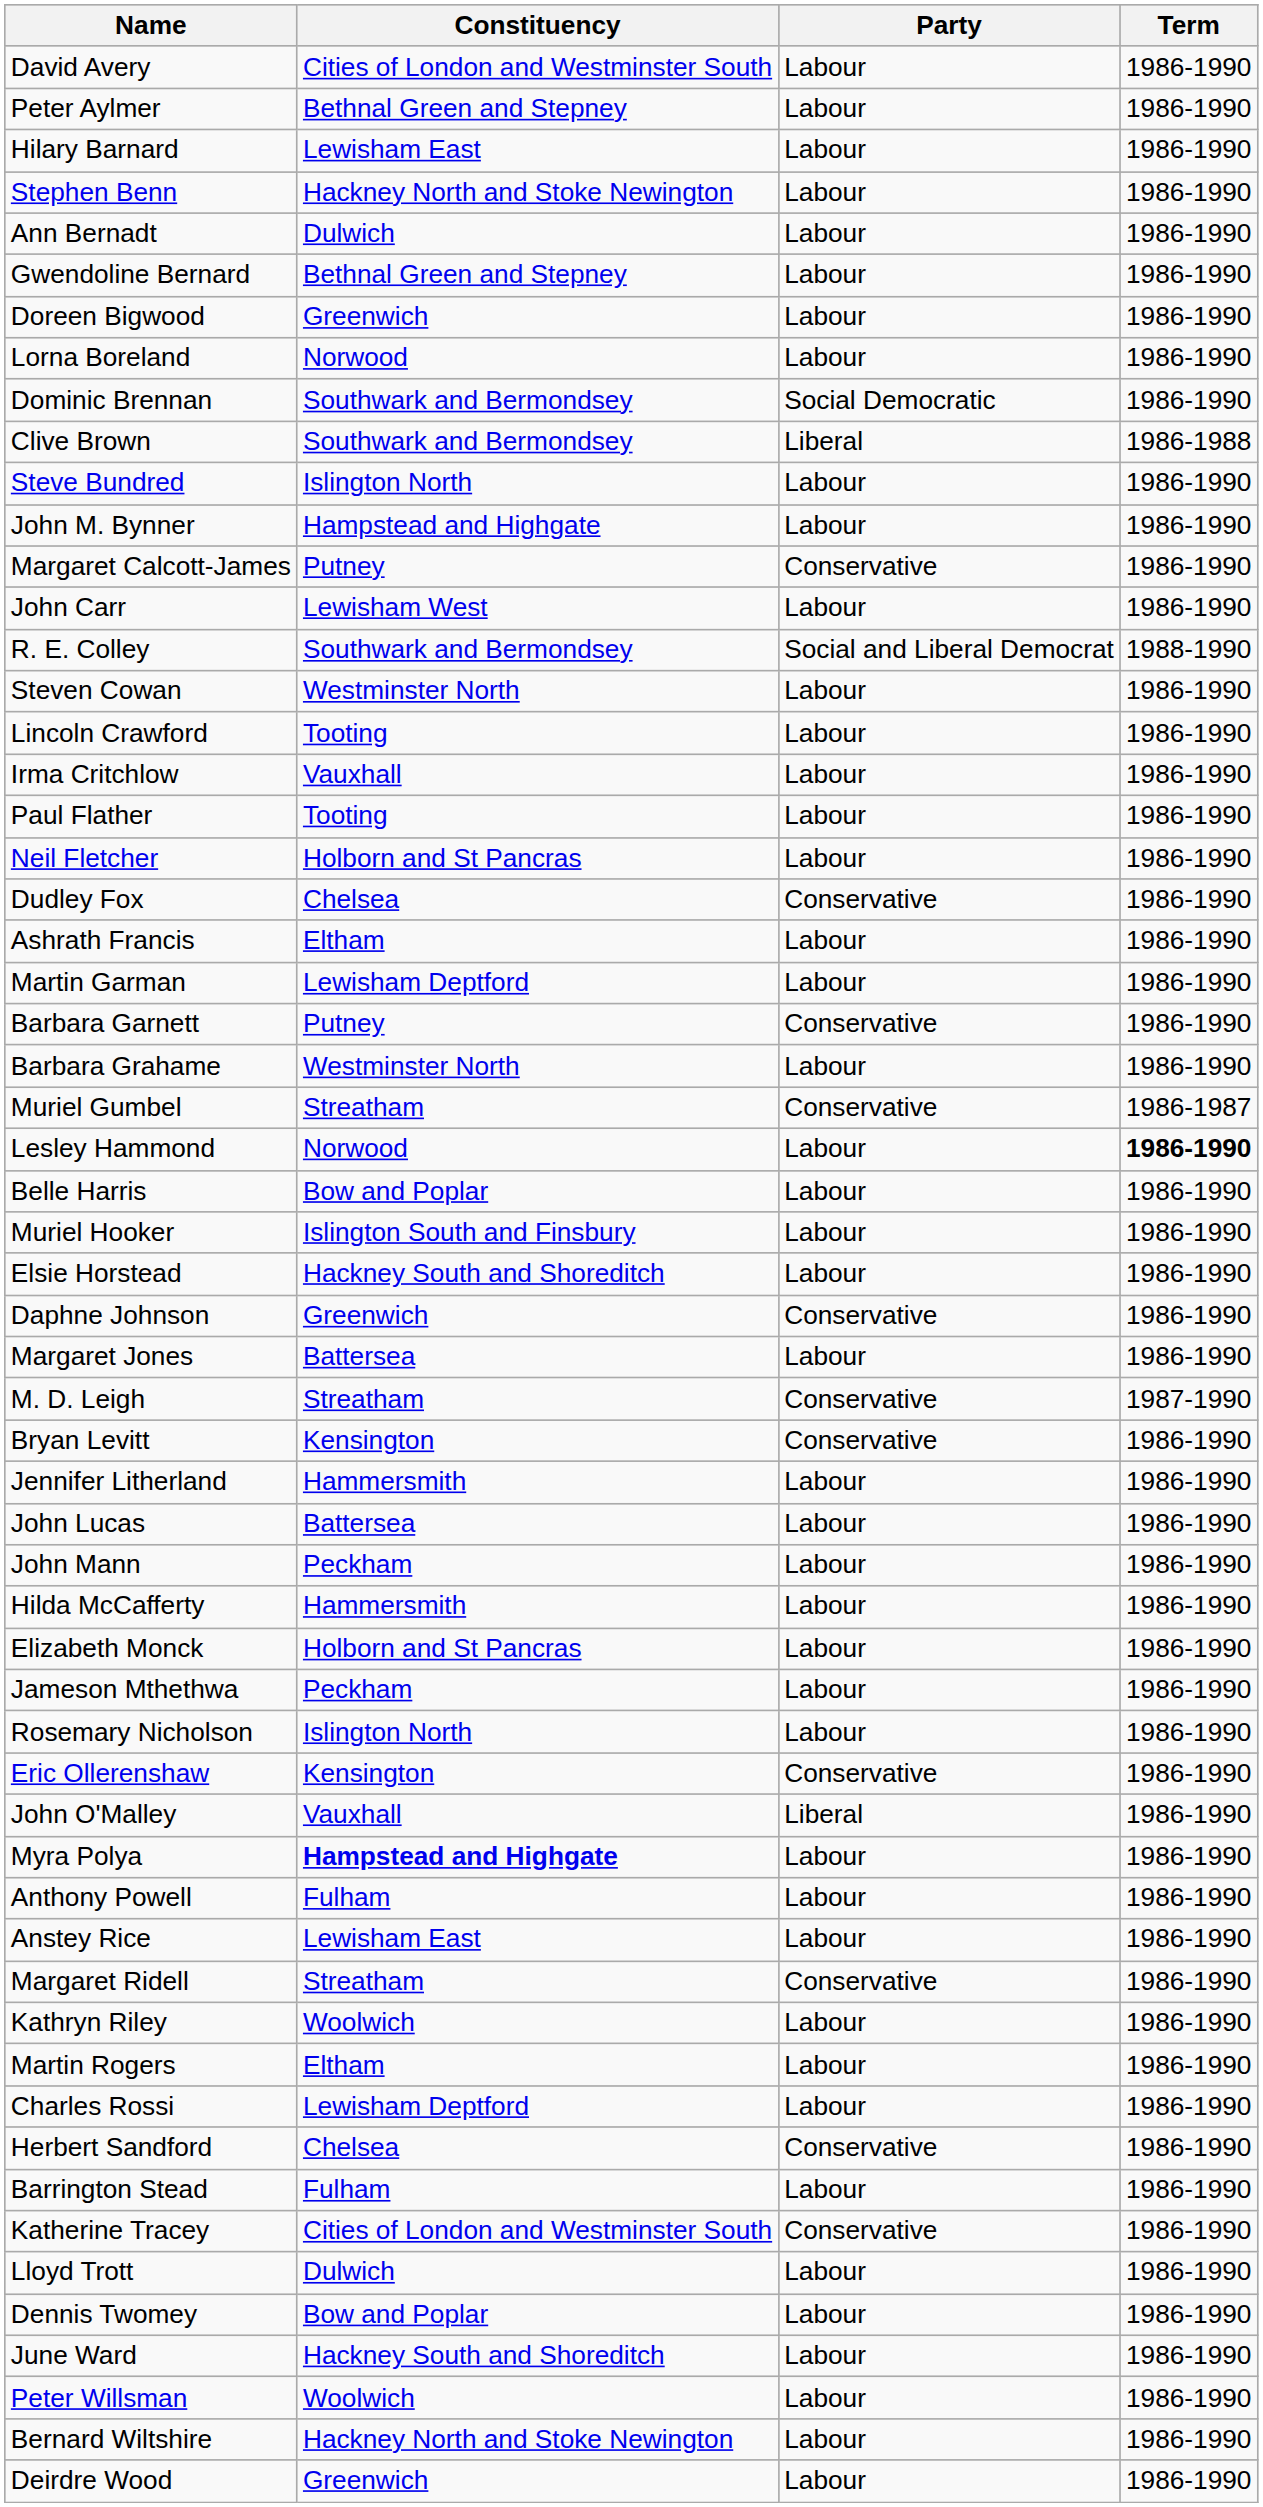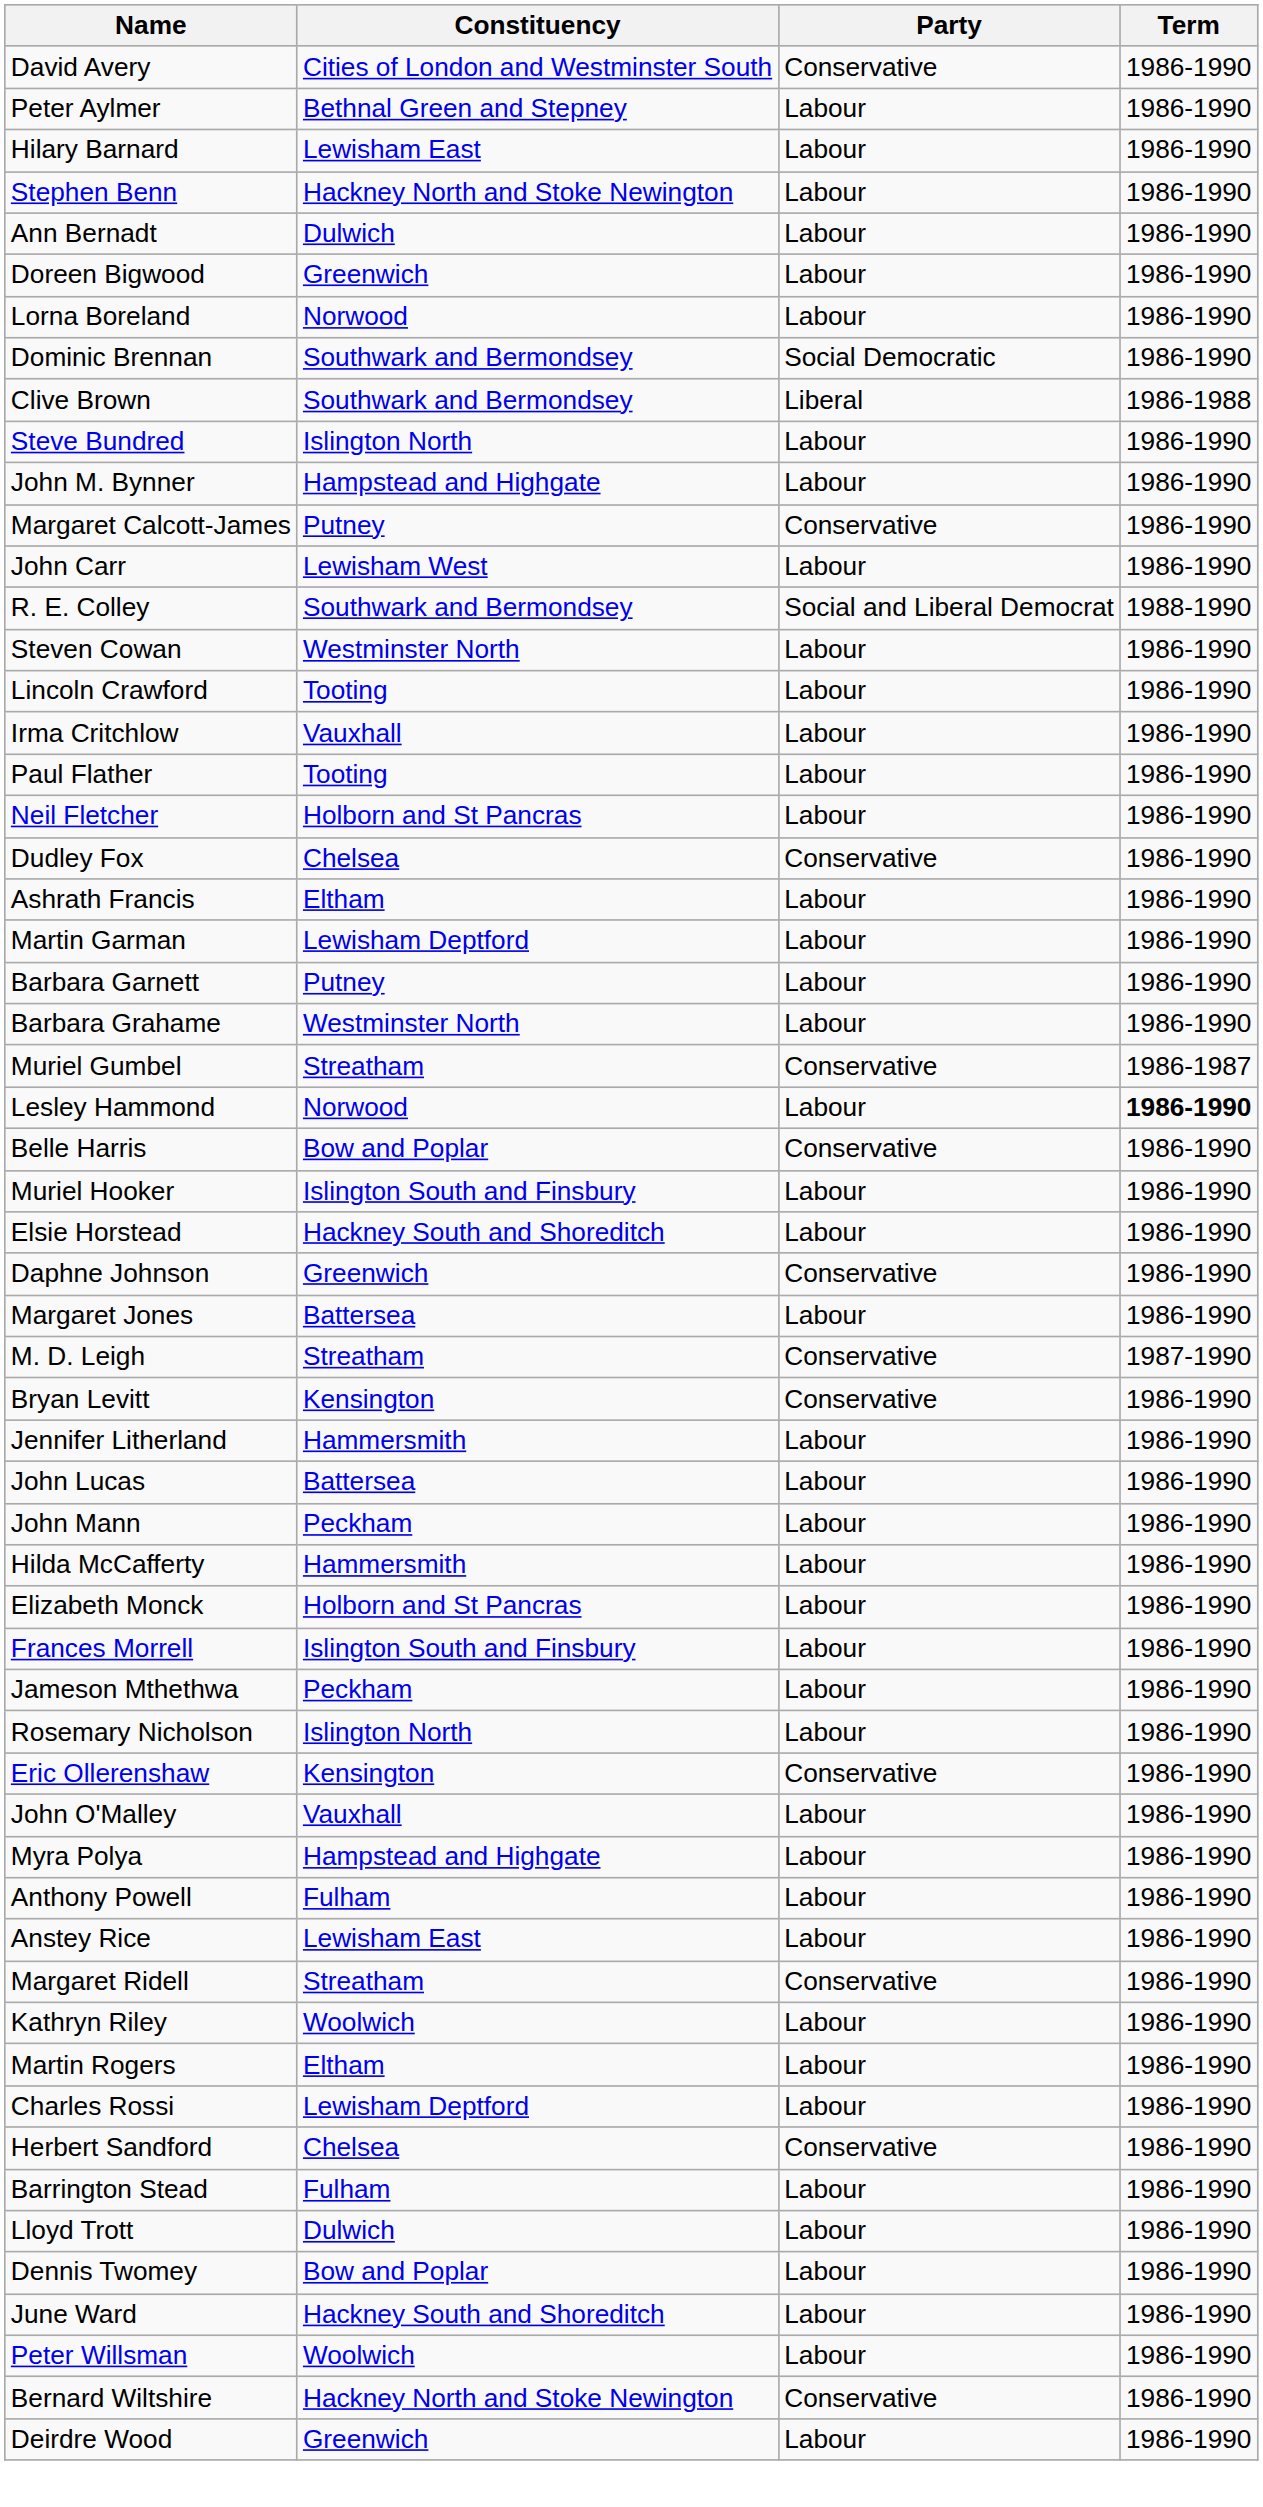(825, 66) Labour -> (861, 66) Conservative
- row: (130, 274)
(861, 1024) Conservative -> (825, 982) Labour
(825, 1190) Labour -> (861, 1148) Conservative
+ row: (102, 1648)
(824, 1814) Liberal -> (825, 1814) Labour
(460, 1856) bold -> (452, 1856) normal
- row: (110, 2230)
(825, 2438) Labour -> (861, 2397) Conservative
